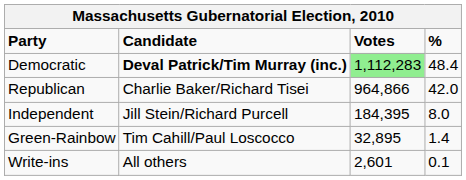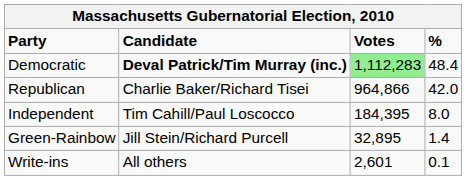(205, 114) Jill Stein/Richard Purcell -> (209, 114) Tim Cahill/Paul Loscocco
(209, 138) Tim Cahill/Paul Loscocco -> (205, 138) Jill Stein/Richard Purcell
